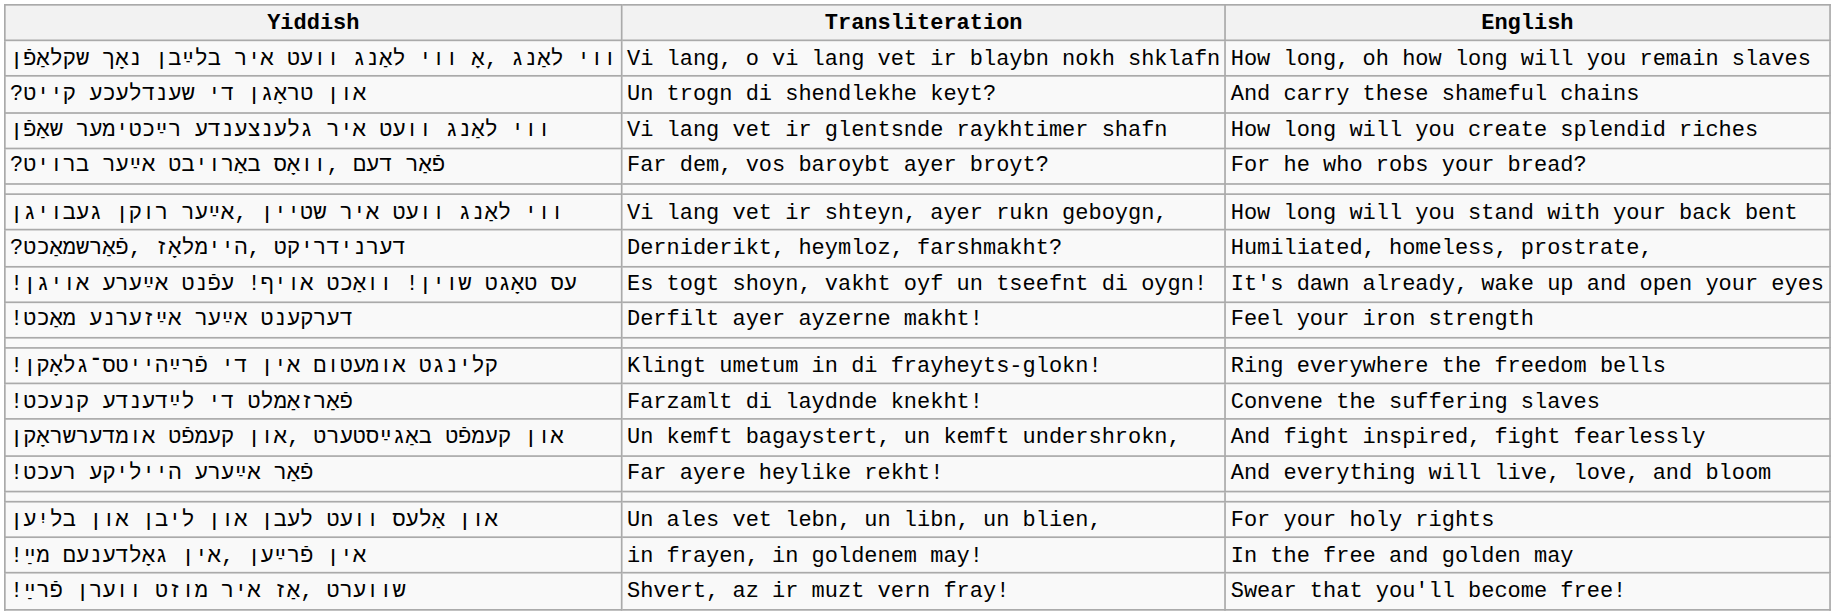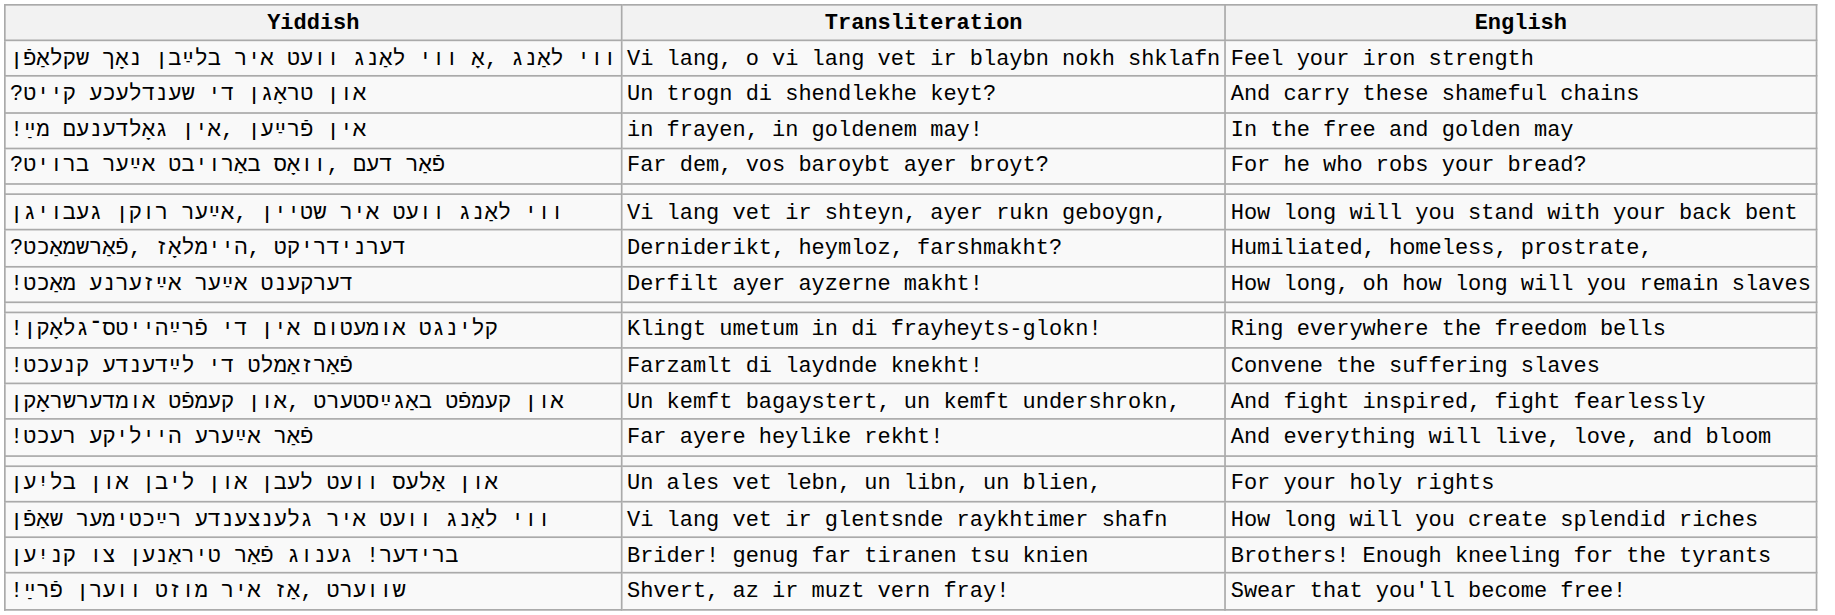(1521, 59) How long, oh how long will you remain slaves -> (1382, 59) Feel your iron strength
rows swapped: (280, 130) <-> (188, 555)
- row: (294, 284)
(1382, 320) Feel your iron strength -> (1521, 284) How long, oh how long will you remain slaves
+ row: (234, 555)
